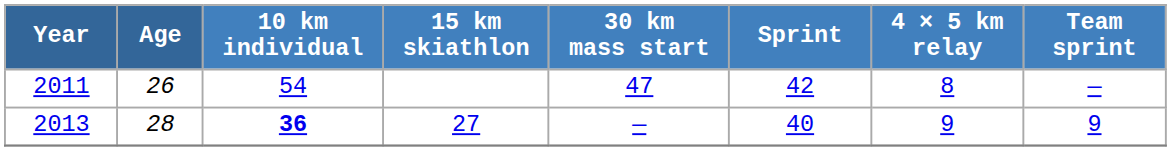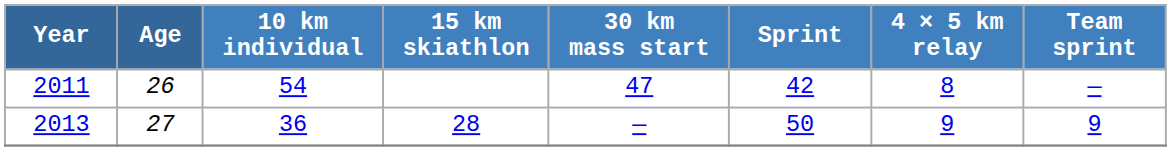(160, 127) 28 -> (160, 127) 27
(293, 127) bold -> (293, 127) normal
(466, 127) 27 -> (466, 127) 28
(800, 127) 40 -> (800, 127) 50
